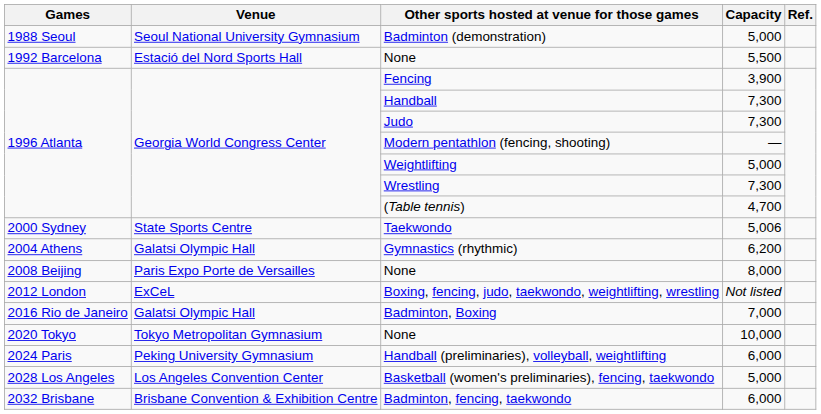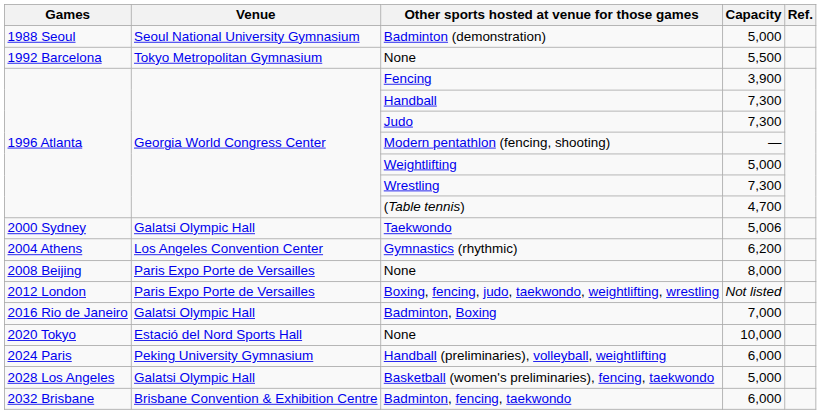(218, 57) Estació del Nord Sports Hall -> (228, 57) Tokyo Metropolitan Gymnasium
(193, 228) State Sports Centre -> (195, 228) Galatsi Olympic Hall
(195, 249) Galatsi Olympic Hall -> (229, 249) Los Angeles Convention Center
(154, 292) ExCeL -> (224, 292) Paris Expo Porte de Versailles
(228, 334) Tokyo Metropolitan Gymnasium -> (218, 334) Estació del Nord Sports Hall
(229, 377) Los Angeles Convention Center -> (195, 377) Galatsi Olympic Hall
